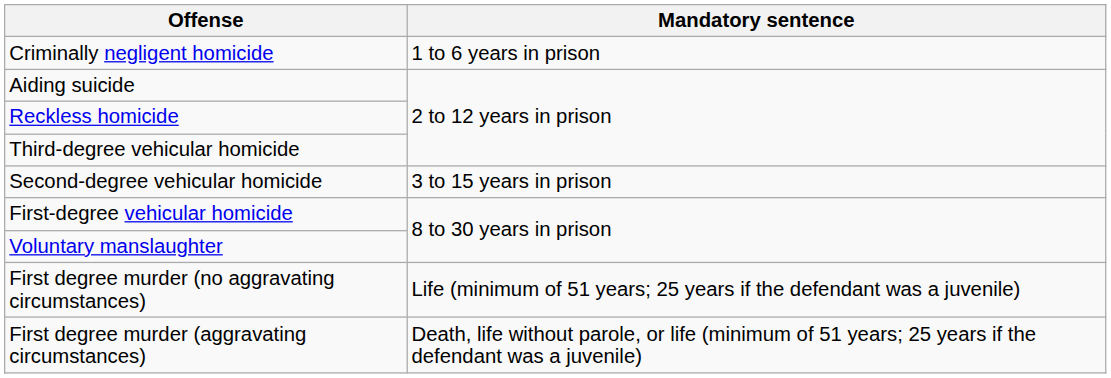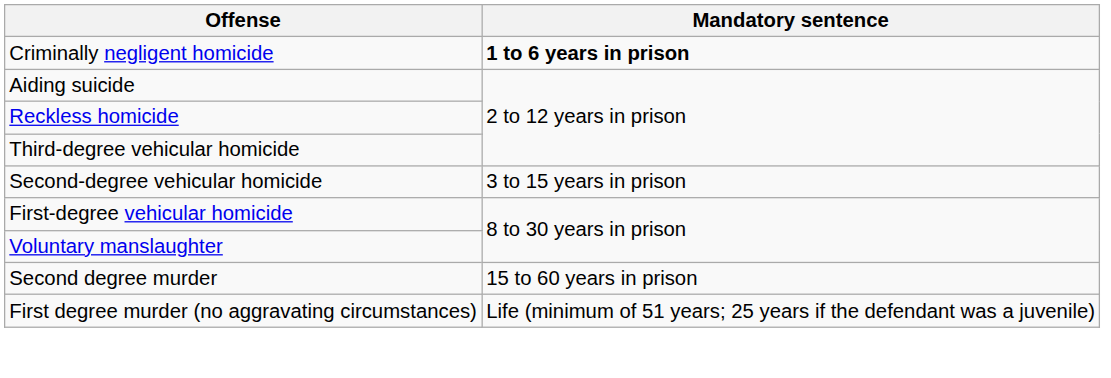(506, 52) normal -> (588, 52) bold
+ row: (113, 278)
- row: (158, 344)
